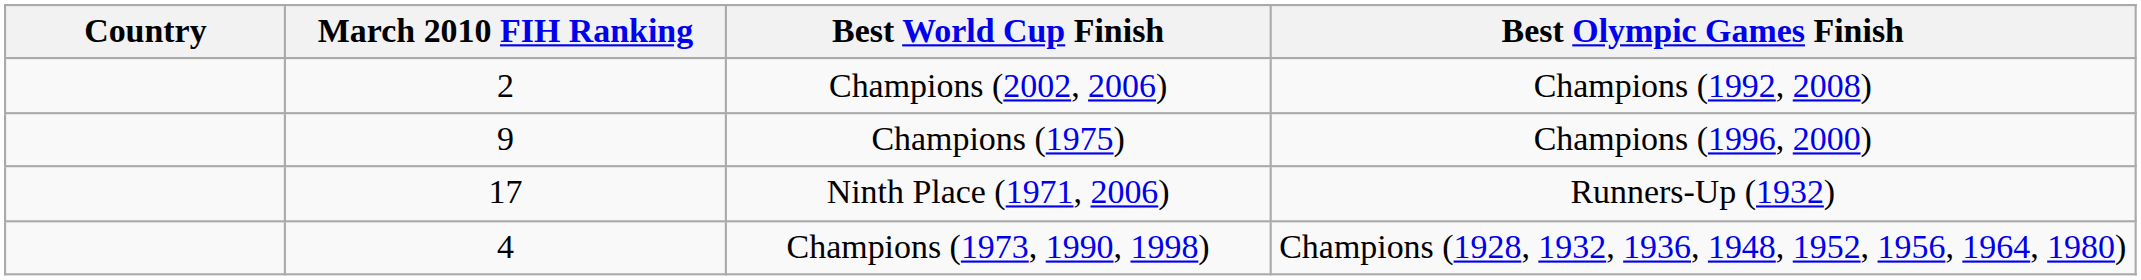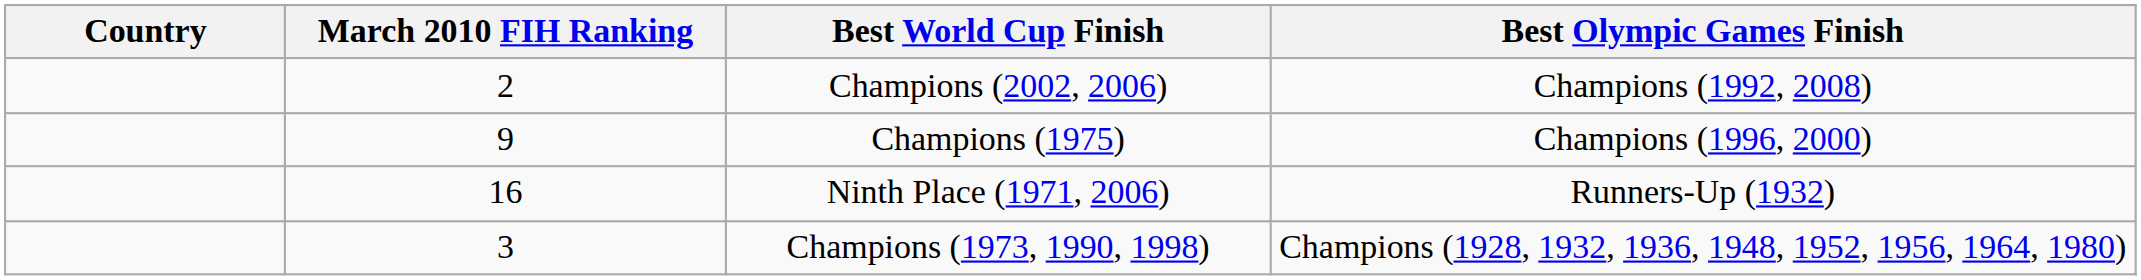(506, 192) 17 -> (506, 192) 16
(506, 246) 4 -> (506, 246) 3
